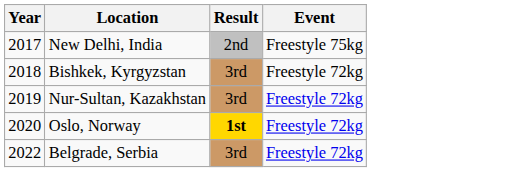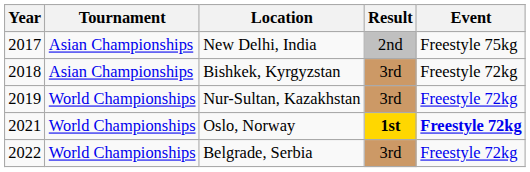+ column: (122, 18)
(25, 126) 2020 -> (25, 126) 2021
(314, 126) normal -> (471, 126) bold
